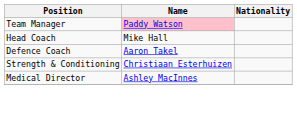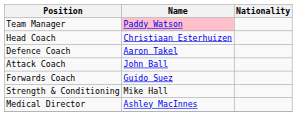(146, 38) Mike Hall -> (178, 38) Christiaan Esterhuizen
+ row: (36, 64)
+ row: (41, 78)
(178, 64) Christiaan Esterhuizen -> (146, 91) Mike Hall
